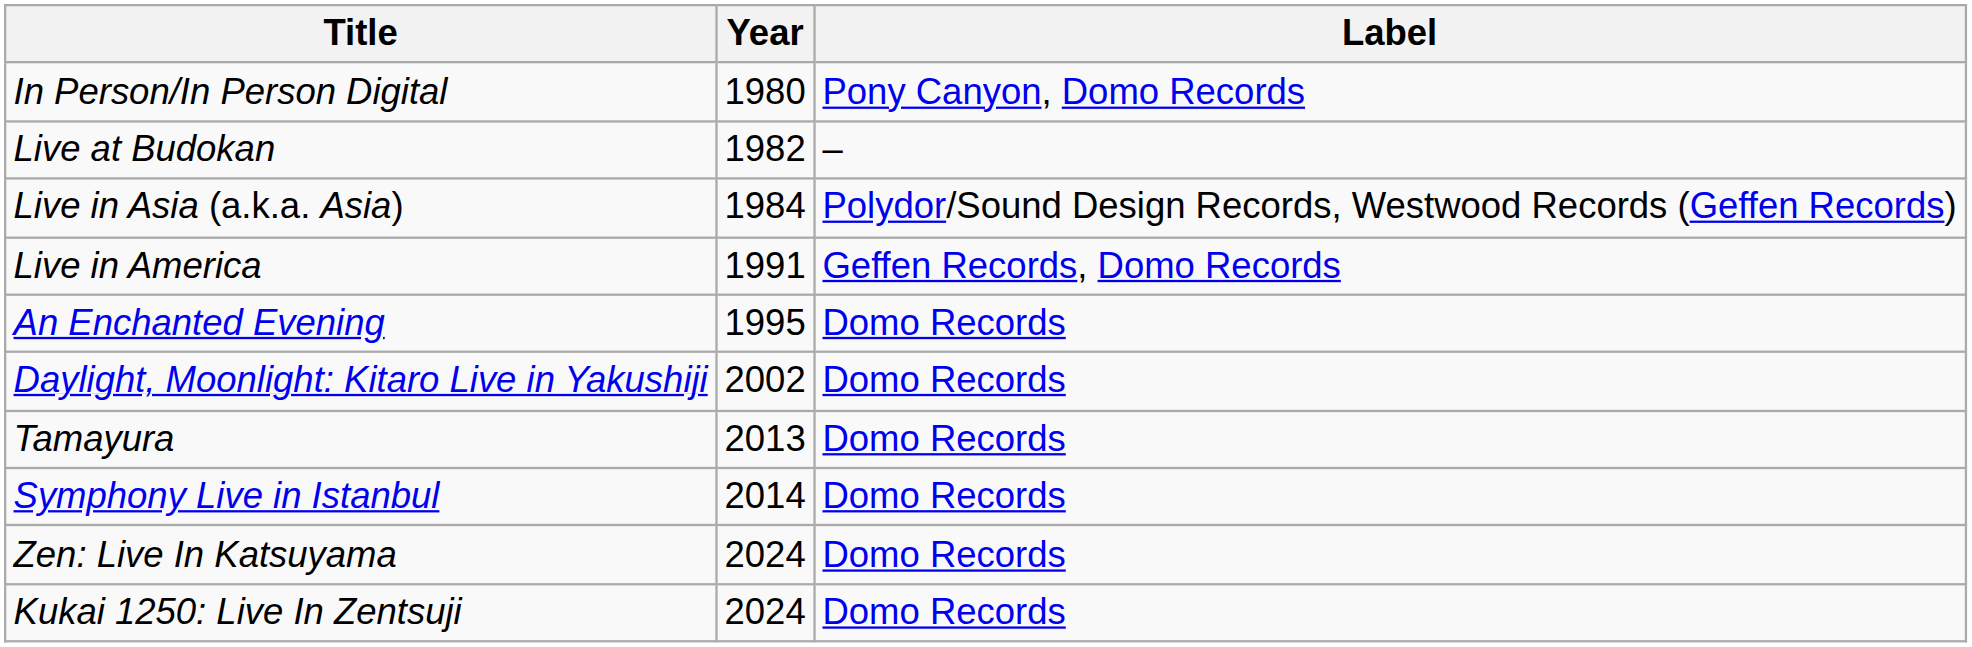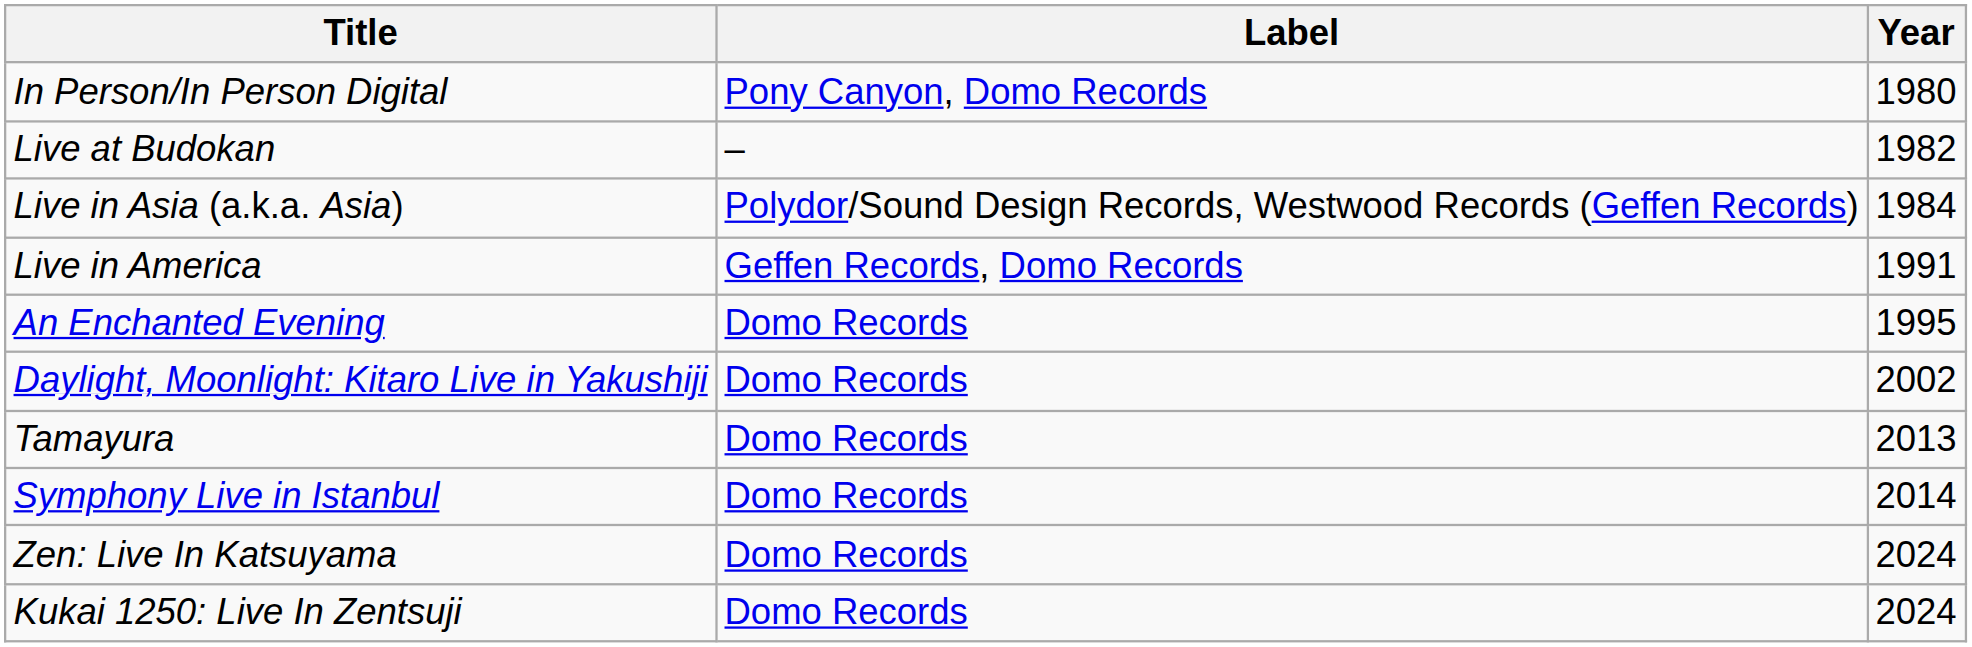columns swapped: (765, 33) <-> (1390, 33)
